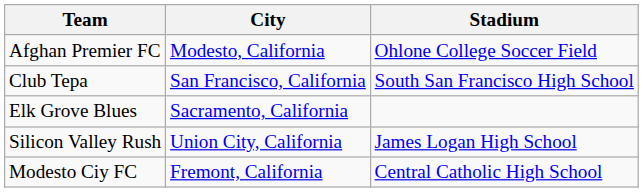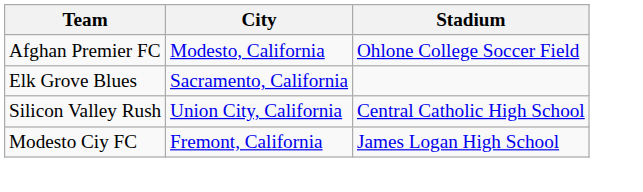- row: (48, 80)
(476, 141) James Logan High School -> (471, 111) Central Catholic High School
(488, 171) Central Catholic High School -> (458, 141) James Logan High School
